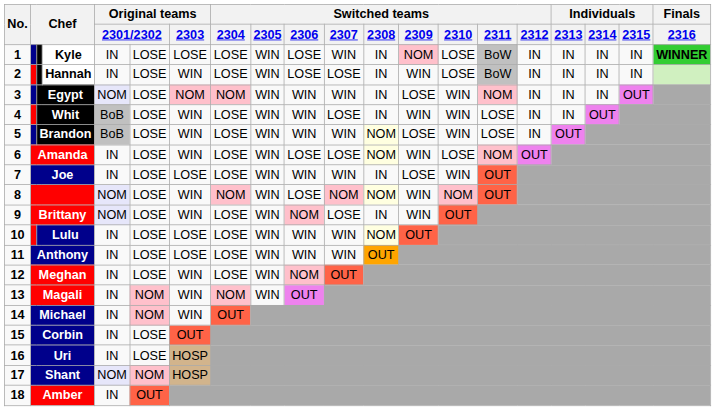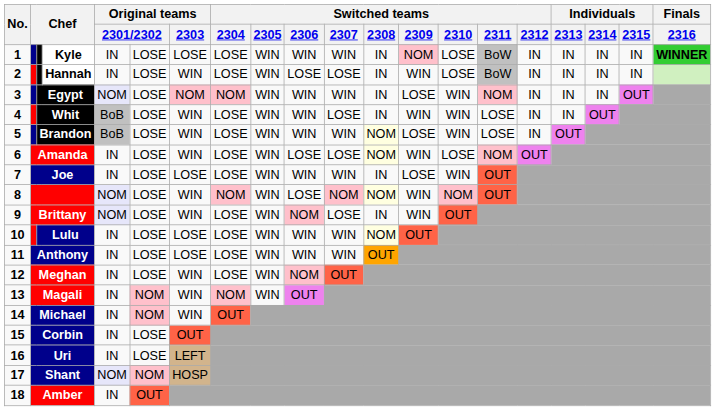(304, 54) LOSE -> (304, 54) WIN
(190, 355) HOSP -> (190, 355) LEFT
